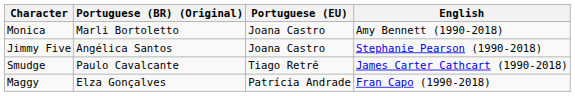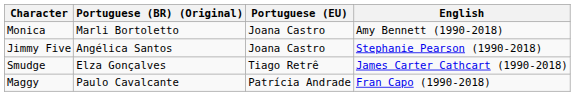(128, 65) Paulo Cavalcante -> (121, 65) Elza Gonçalves
(121, 83) Elza Gonçalves -> (128, 83) Paulo Cavalcante
